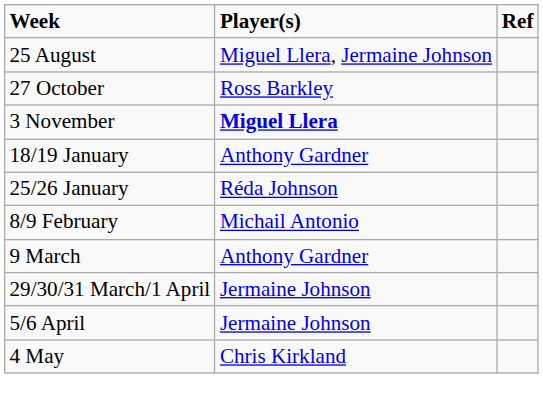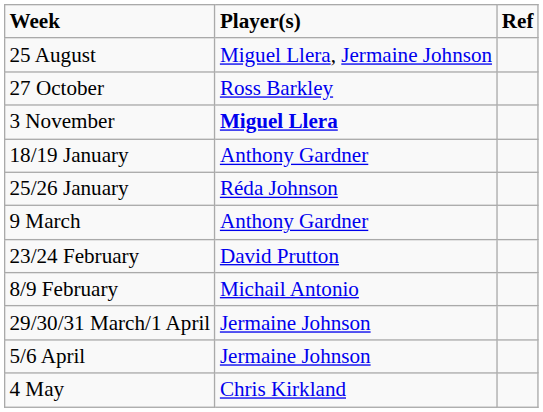rows swapped: (64, 222) <-> (45, 255)
+ row: (74, 255)
